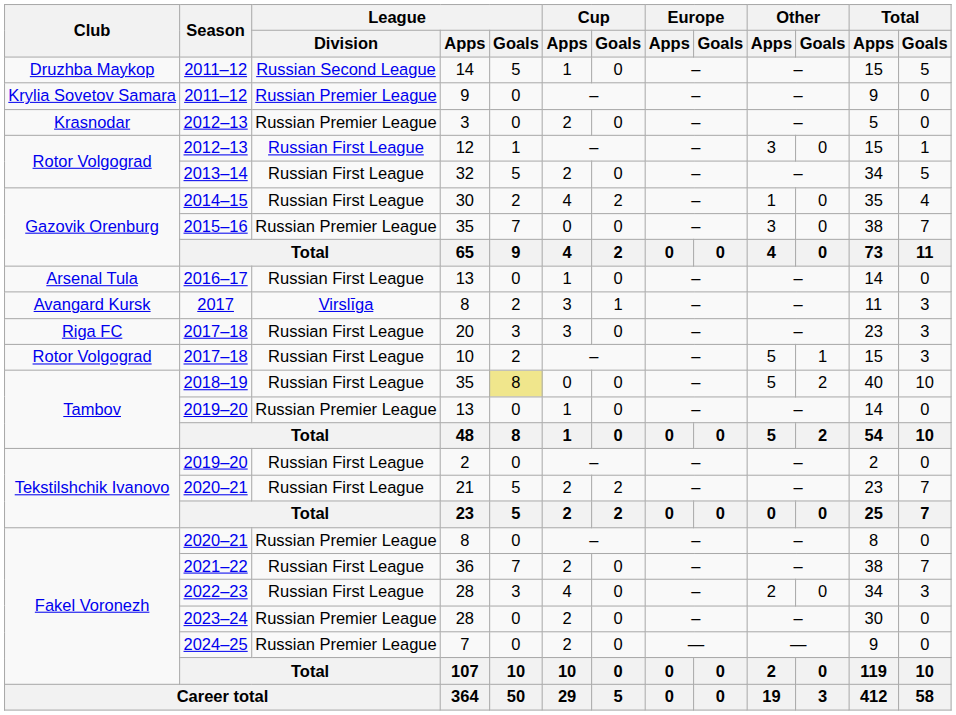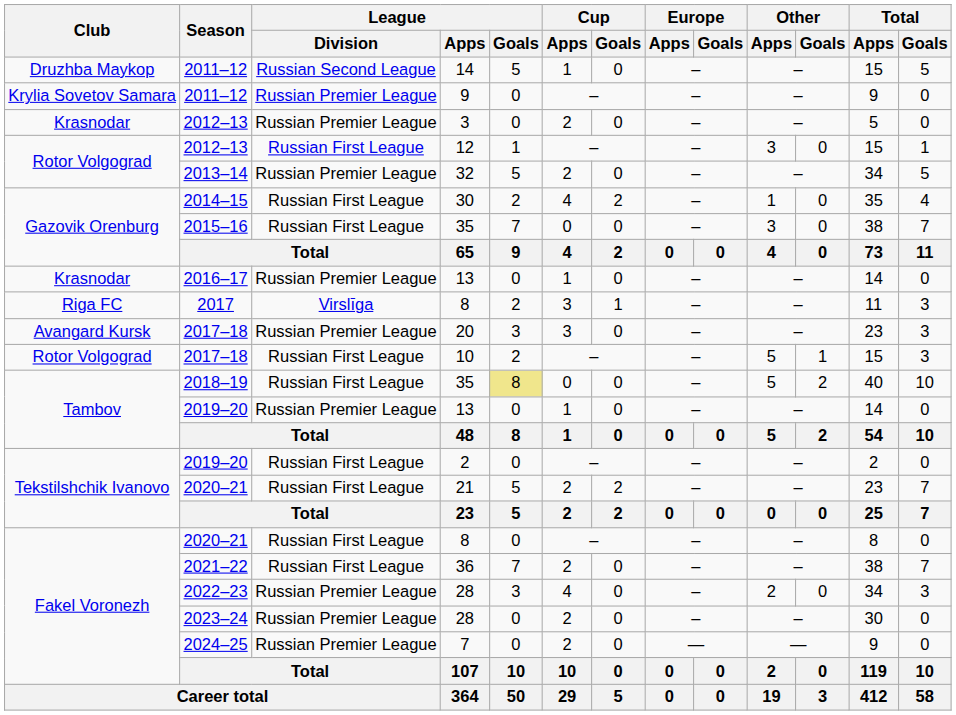(346, 174) Russian First League -> (346, 174) Russian Premier League
(346, 226) Russian Premier League -> (346, 226) Russian First League
(92, 278) Arsenal Tula -> (92, 278) Krasnodar
(346, 278) Russian First League -> (346, 278) Russian Premier League
(92, 305) Avangard Kursk -> (92, 305) Riga FC
(92, 331) Riga FC -> (92, 331) Avangard Kursk
(346, 331) Russian First League -> (346, 331) Russian Premier League
(346, 540) Russian Premier League -> (346, 540) Russian First League
(346, 592) Russian First League -> (346, 592) Russian Premier League
